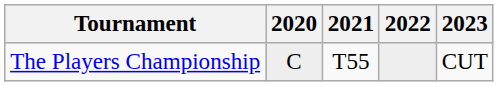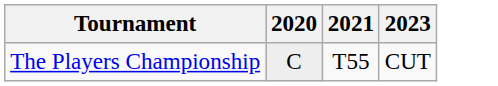- column: (408, 23)
